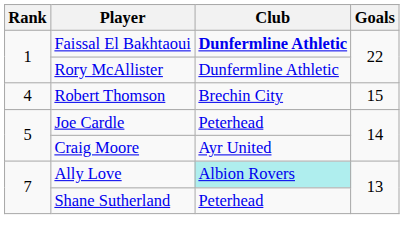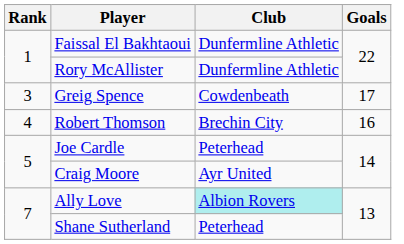(273, 43) bold -> (269, 43) normal
+ row: (99, 95)
(375, 95) 15 -> (367, 122) 16
